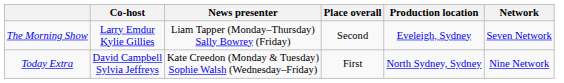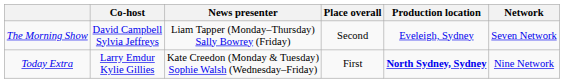(127, 35) Larry Emdur Kylie Gillies -> (127, 35) David Campbell Sylvia Jeffreys
(127, 64) David Campbell Sylvia Jeffreys -> (127, 64) Larry Emdur Kylie Gillies
(434, 64) normal -> (436, 64) bold
